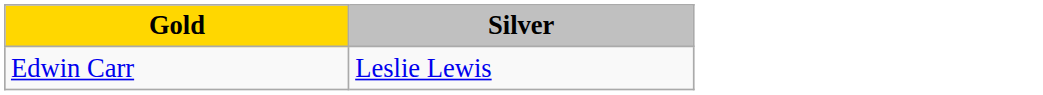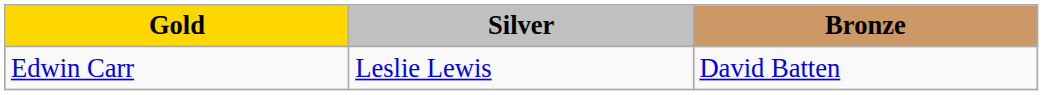+ column: (865, 25)
